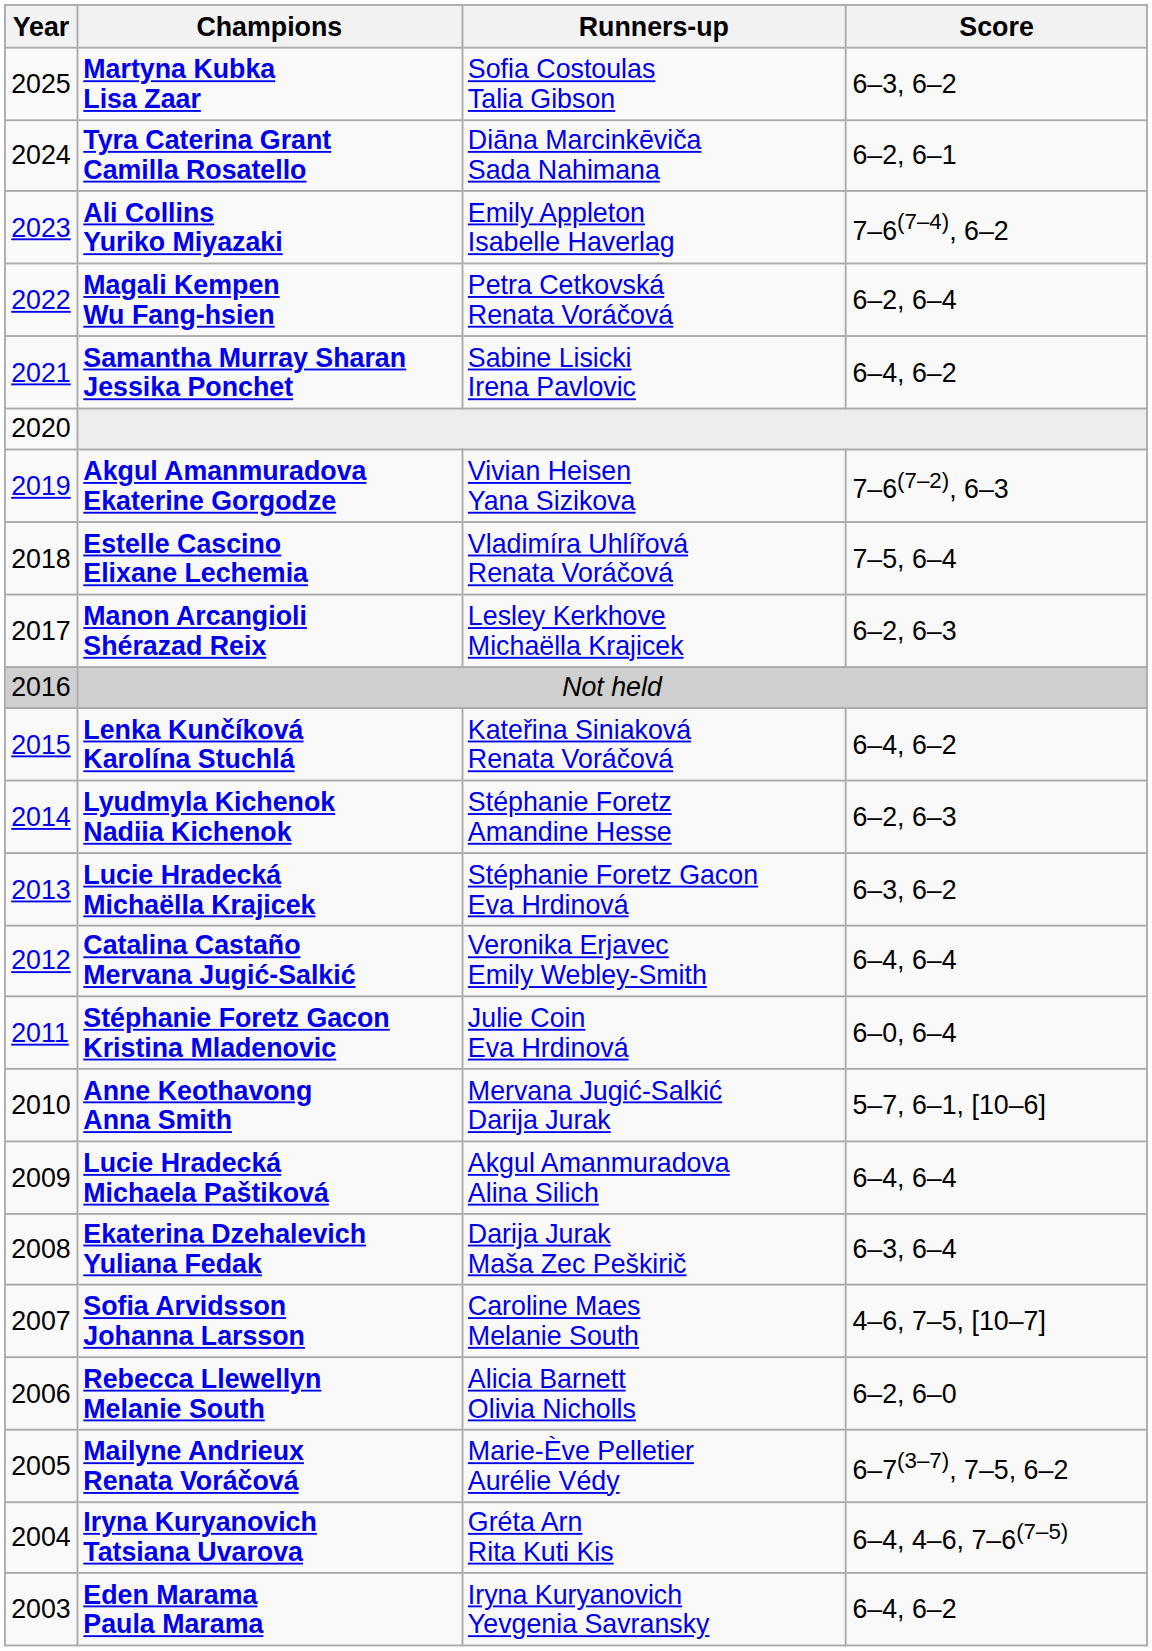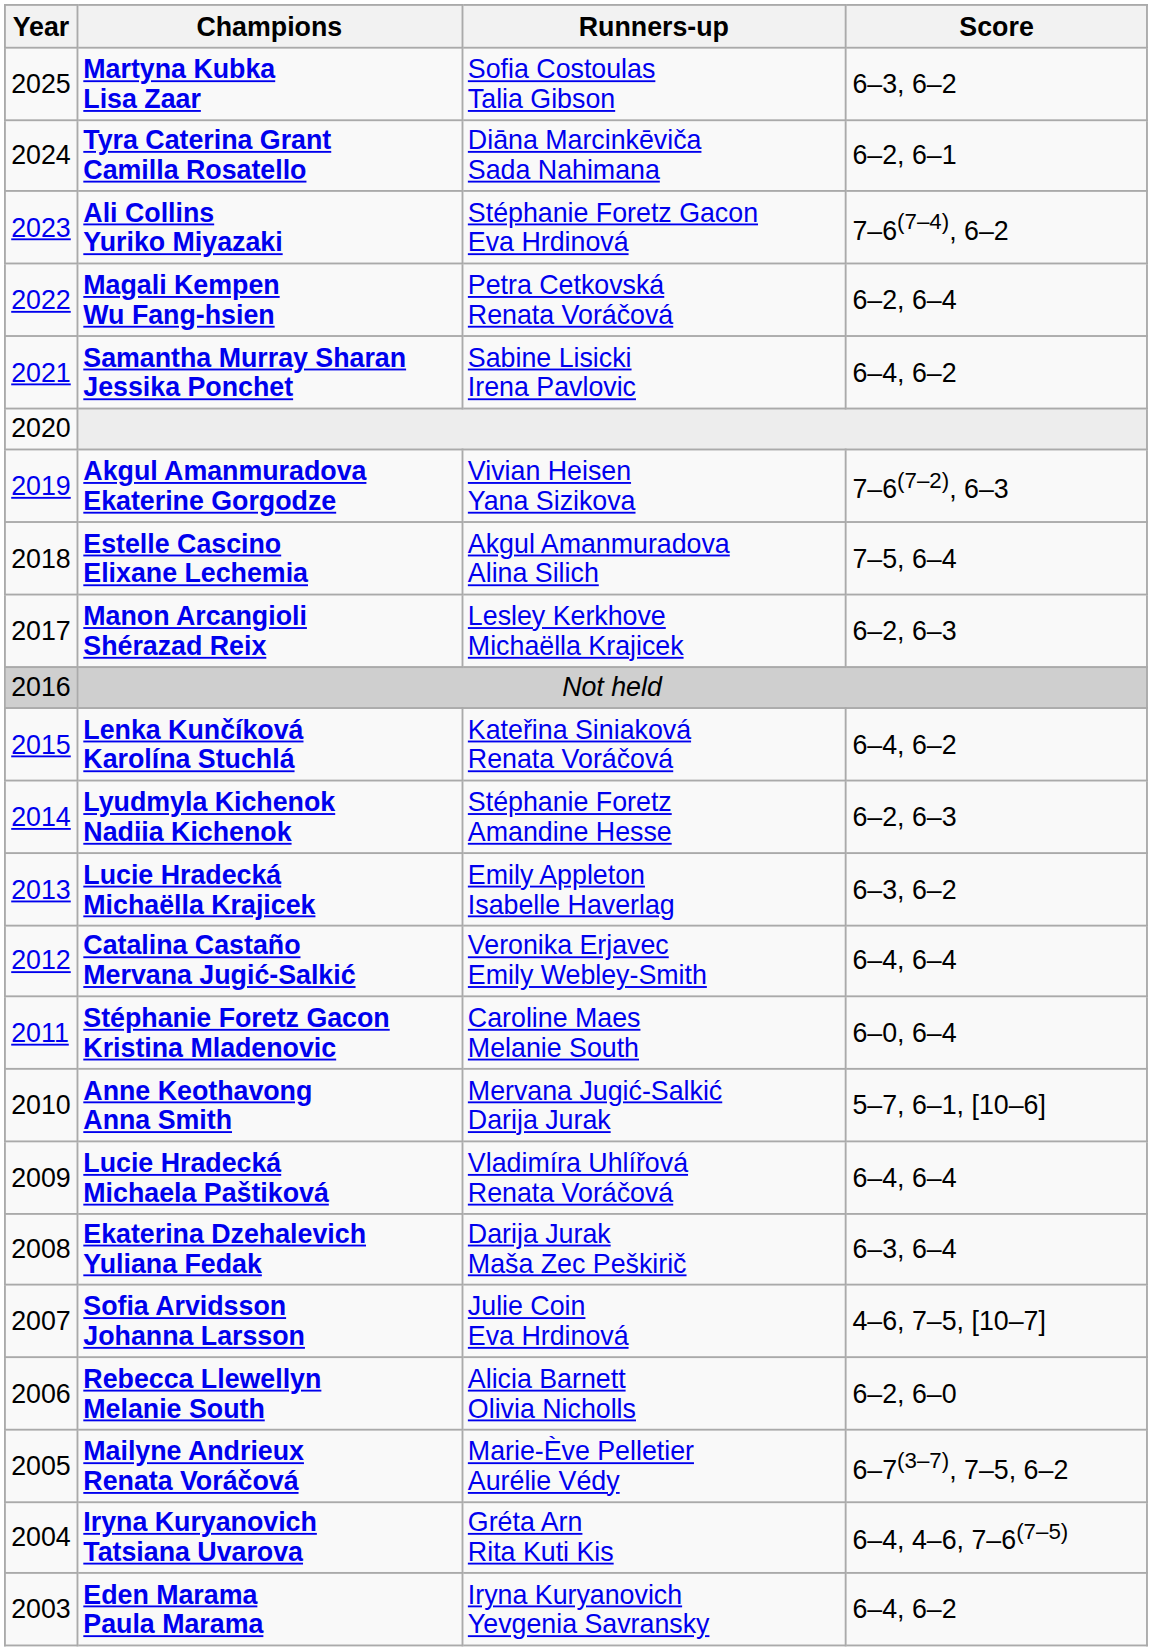(571, 228) Emily Appleton Isabelle Haverlag -> (613, 228) Stéphanie Foretz Gacon Eva Hrdinová
(578, 558) Vladimíra Uhlířová Renata Voráčová -> (599, 558) Akgul Amanmuradova Alina Silich
(613, 889) Stéphanie Foretz Gacon Eva Hrdinová -> (571, 889) Emily Appleton Isabelle Haverlag
(548, 1033) Julie Coin Eva Hrdinová -> (554, 1033) Caroline Maes Melanie South
(599, 1177) Akgul Amanmuradova Alina Silich -> (578, 1177) Vladimíra Uhlířová Renata Voráčová
(554, 1322) Caroline Maes Melanie South -> (548, 1322) Julie Coin Eva Hrdinová
